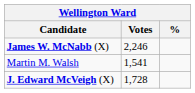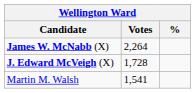(136, 46) 2,246 -> (136, 46) 2,264
rows swapped: (60, 79) <-> (43, 63)
